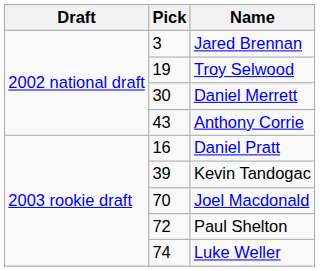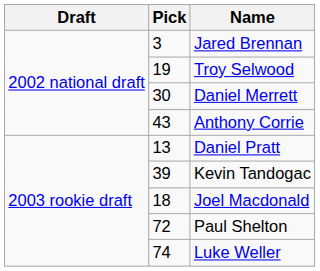(162, 148) 16 -> (162, 148) 13
(162, 200) 70 -> (162, 200) 18
